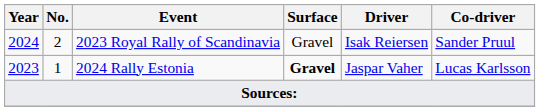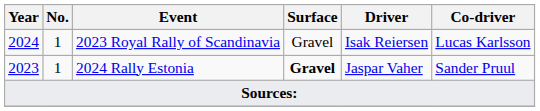(58, 42) 2 -> (58, 42) 1
(475, 42) Sander Pruul -> (483, 42) Lucas Karlsson
(483, 67) Lucas Karlsson -> (475, 67) Sander Pruul
